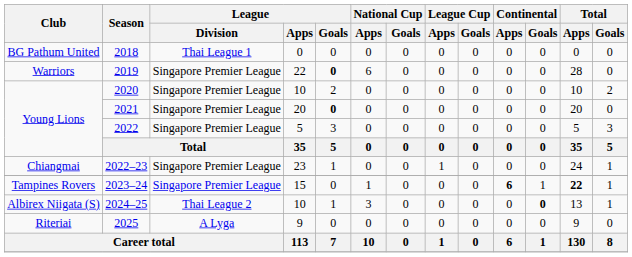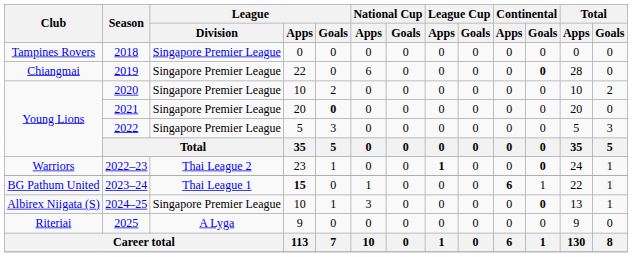(53, 52) BG Pathum United -> (53, 52) Tampines Rovers
(217, 52) Thai League 1 -> (217, 52) Singapore Premier League
(53, 71) Warriors -> (53, 71) Chiangmai
(333, 71) bold -> (333, 71) normal
(543, 71) normal -> (543, 71) bold
(53, 166) Chiangmai -> (53, 166) Warriors
(217, 166) Singapore Premier League -> (217, 166) Thai League 2
(442, 166) normal -> (442, 166) bold
(543, 166) normal -> (543, 166) bold
(53, 185) Tampines Rovers -> (53, 185) BG Pathum United
(217, 185) Singapore Premier League -> (217, 185) Thai League 1
(300, 185) normal -> (300, 185) bold
(576, 185) bold -> (576, 185) normal
(217, 204) Thai League 2 -> (217, 204) Singapore Premier League
